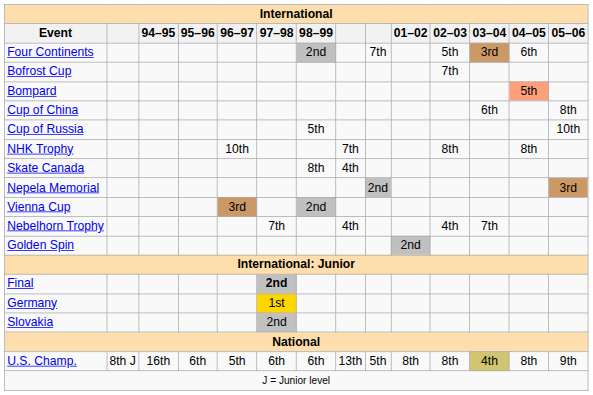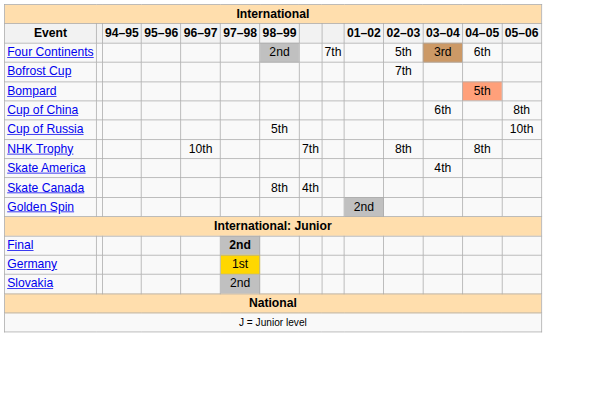+ row: (46, 168)
- row: (53, 187)
- row: (39, 206)
- row: (56, 226)
- row: (42, 361)
